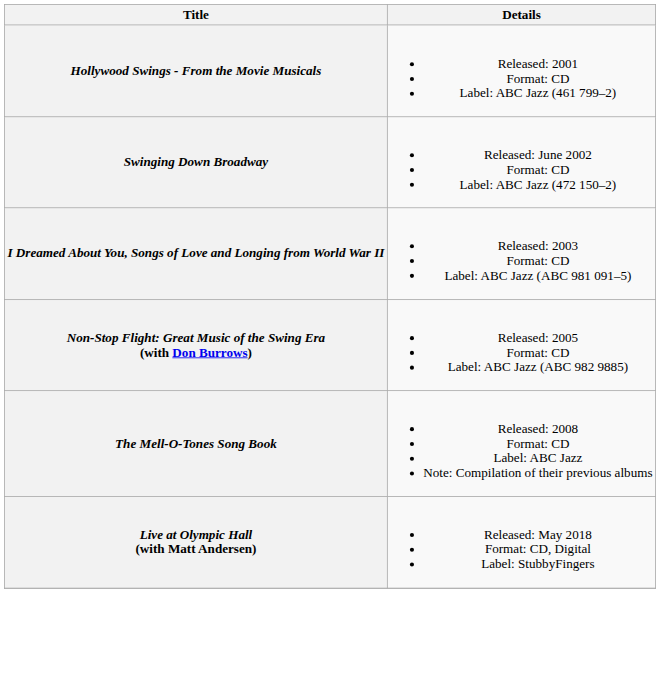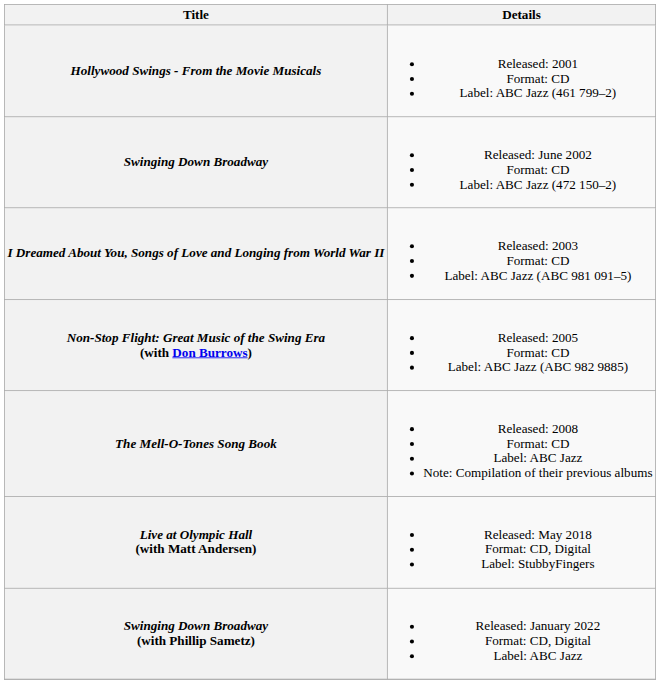+ row: (196, 633)
